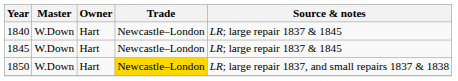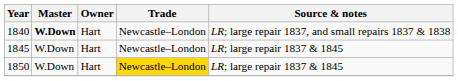(54, 31) normal -> (55, 31) bold
(276, 31) LR; large repair 1837 & 1845 -> (331, 31) LR; large repair 1837, and small repairs 1837 & 1838
(329, 66) LR; large repair 1837, and small repairs 1837 & 1838 -> (277, 66) LR; large repair 1837 & 1845
